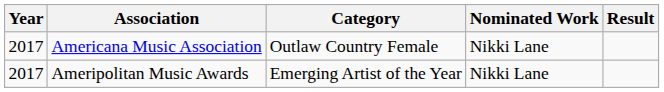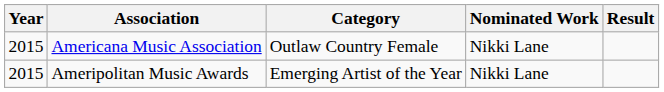(26, 45) 2017 -> (26, 45) 2015
(26, 73) 2017 -> (26, 73) 2015
